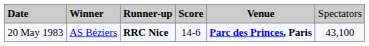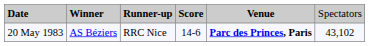(146, 32) bold -> (145, 32) normal
(340, 32) 43,100 -> (340, 32) 43,102
